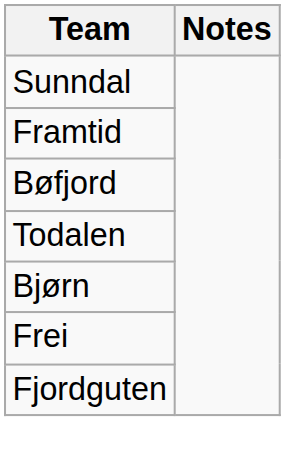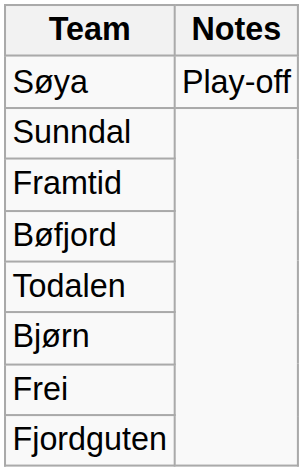+ row: (50, 81)
